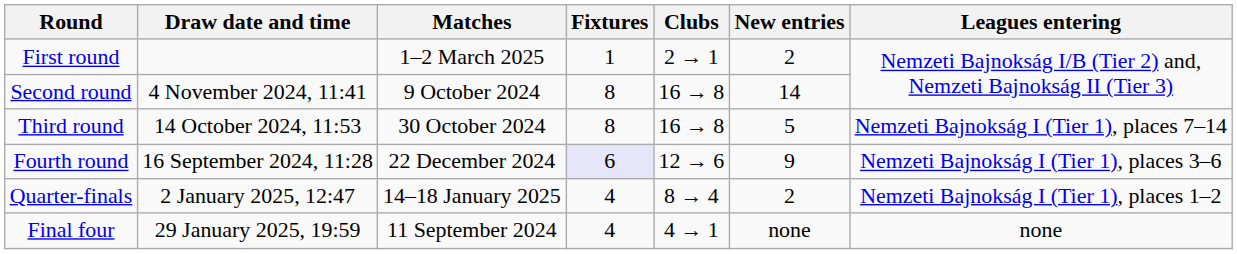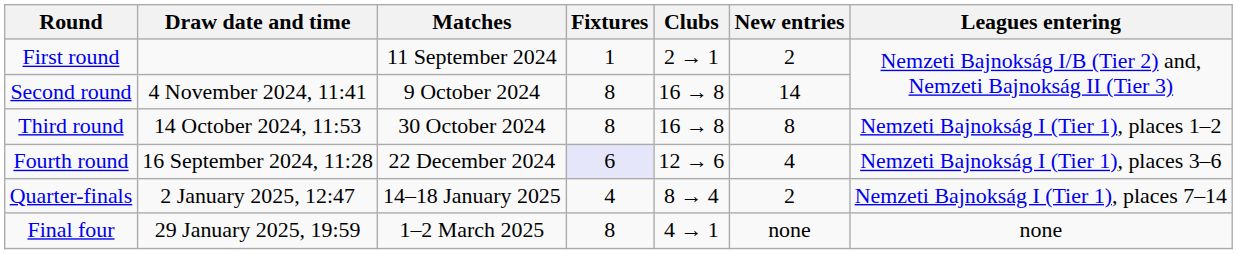(472, 56) 1–2 March 2025 -> (472, 56) 11 September 2024
(789, 126) 5 -> (789, 126) 8
(1041, 126) Nemzeti Bajnokság I (Tier 1), places 7–14 -> (1041, 126) Nemzeti Bajnokság I (Tier 1), places 1–2
(789, 160) 9 -> (789, 160) 4
(1041, 195) Nemzeti Bajnokság I (Tier 1), places 1–2 -> (1041, 195) Nemzeti Bajnokság I (Tier 1), places 7–14
(472, 230) 11 September 2024 -> (472, 230) 1–2 March 2025
(610, 230) 4 -> (610, 230) 8
